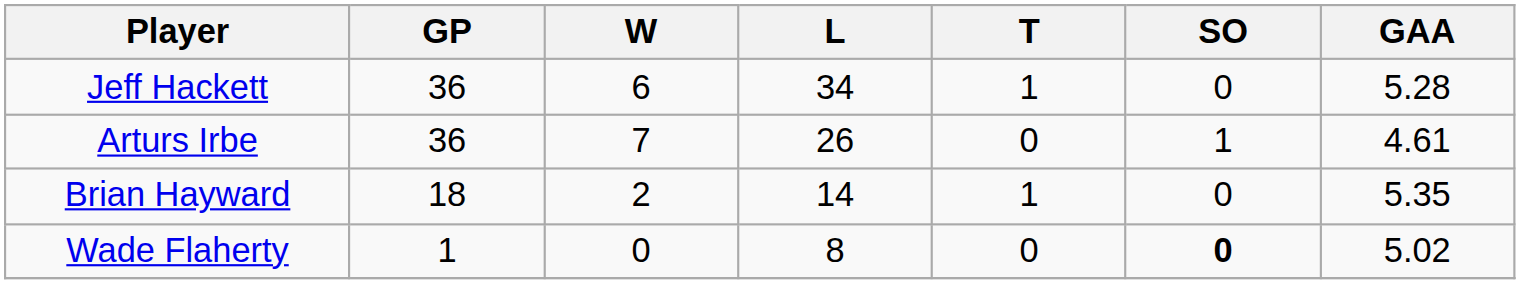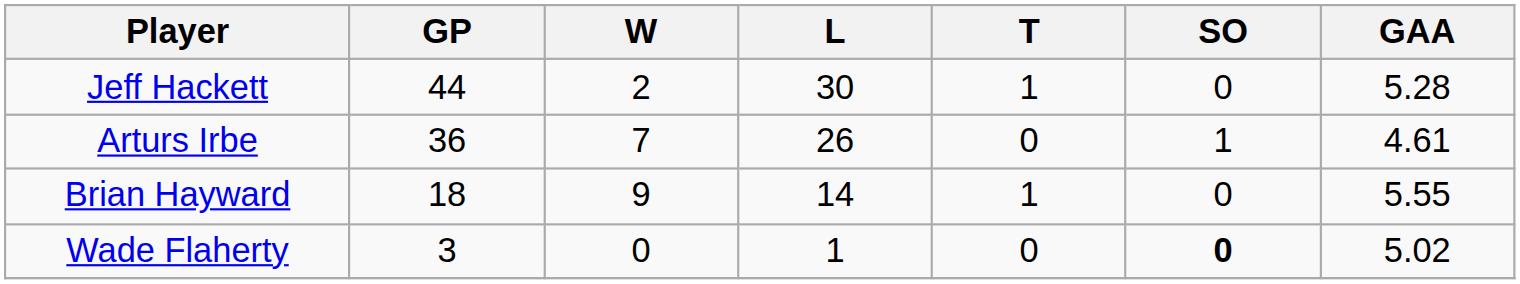(447, 86) 36 -> (447, 86) 44
(641, 86) 6 -> (641, 86) 2
(835, 86) 34 -> (835, 86) 30
(641, 195) 2 -> (641, 195) 9
(1417, 195) 5.35 -> (1417, 195) 5.55
(447, 250) 1 -> (447, 250) 3
(835, 250) 8 -> (835, 250) 1
